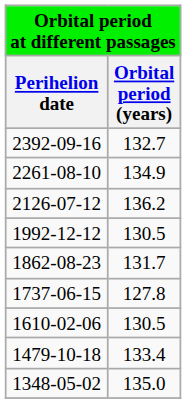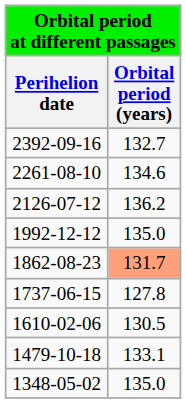(144, 173) 134.9 -> (144, 173) 134.6
(144, 233) 130.5 -> (144, 233) 135.0
(144, 263) no background -> (144, 263) lightsalmon background
(144, 353) 133.4 -> (144, 353) 133.1
